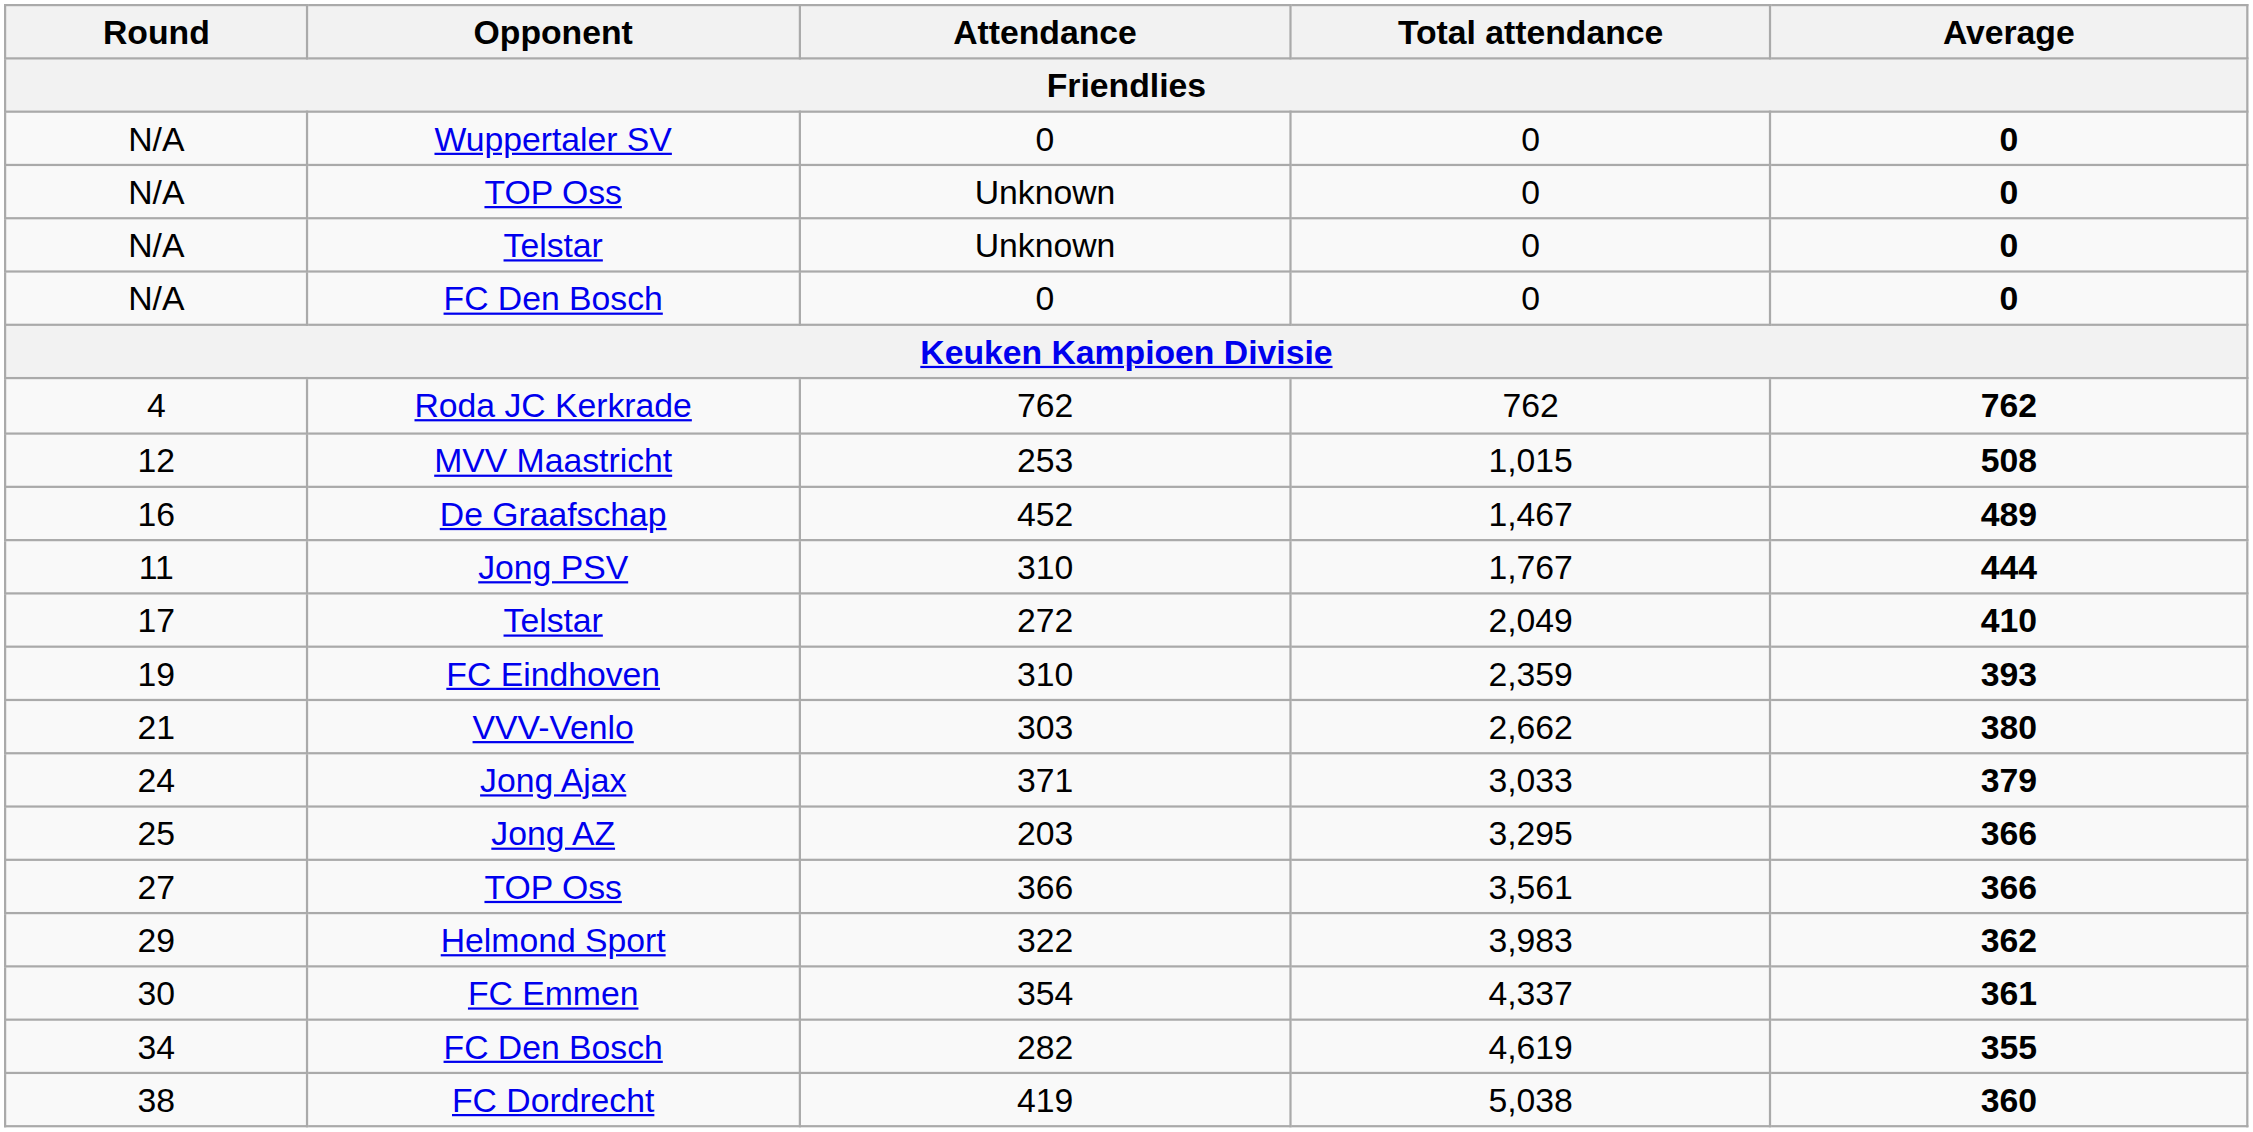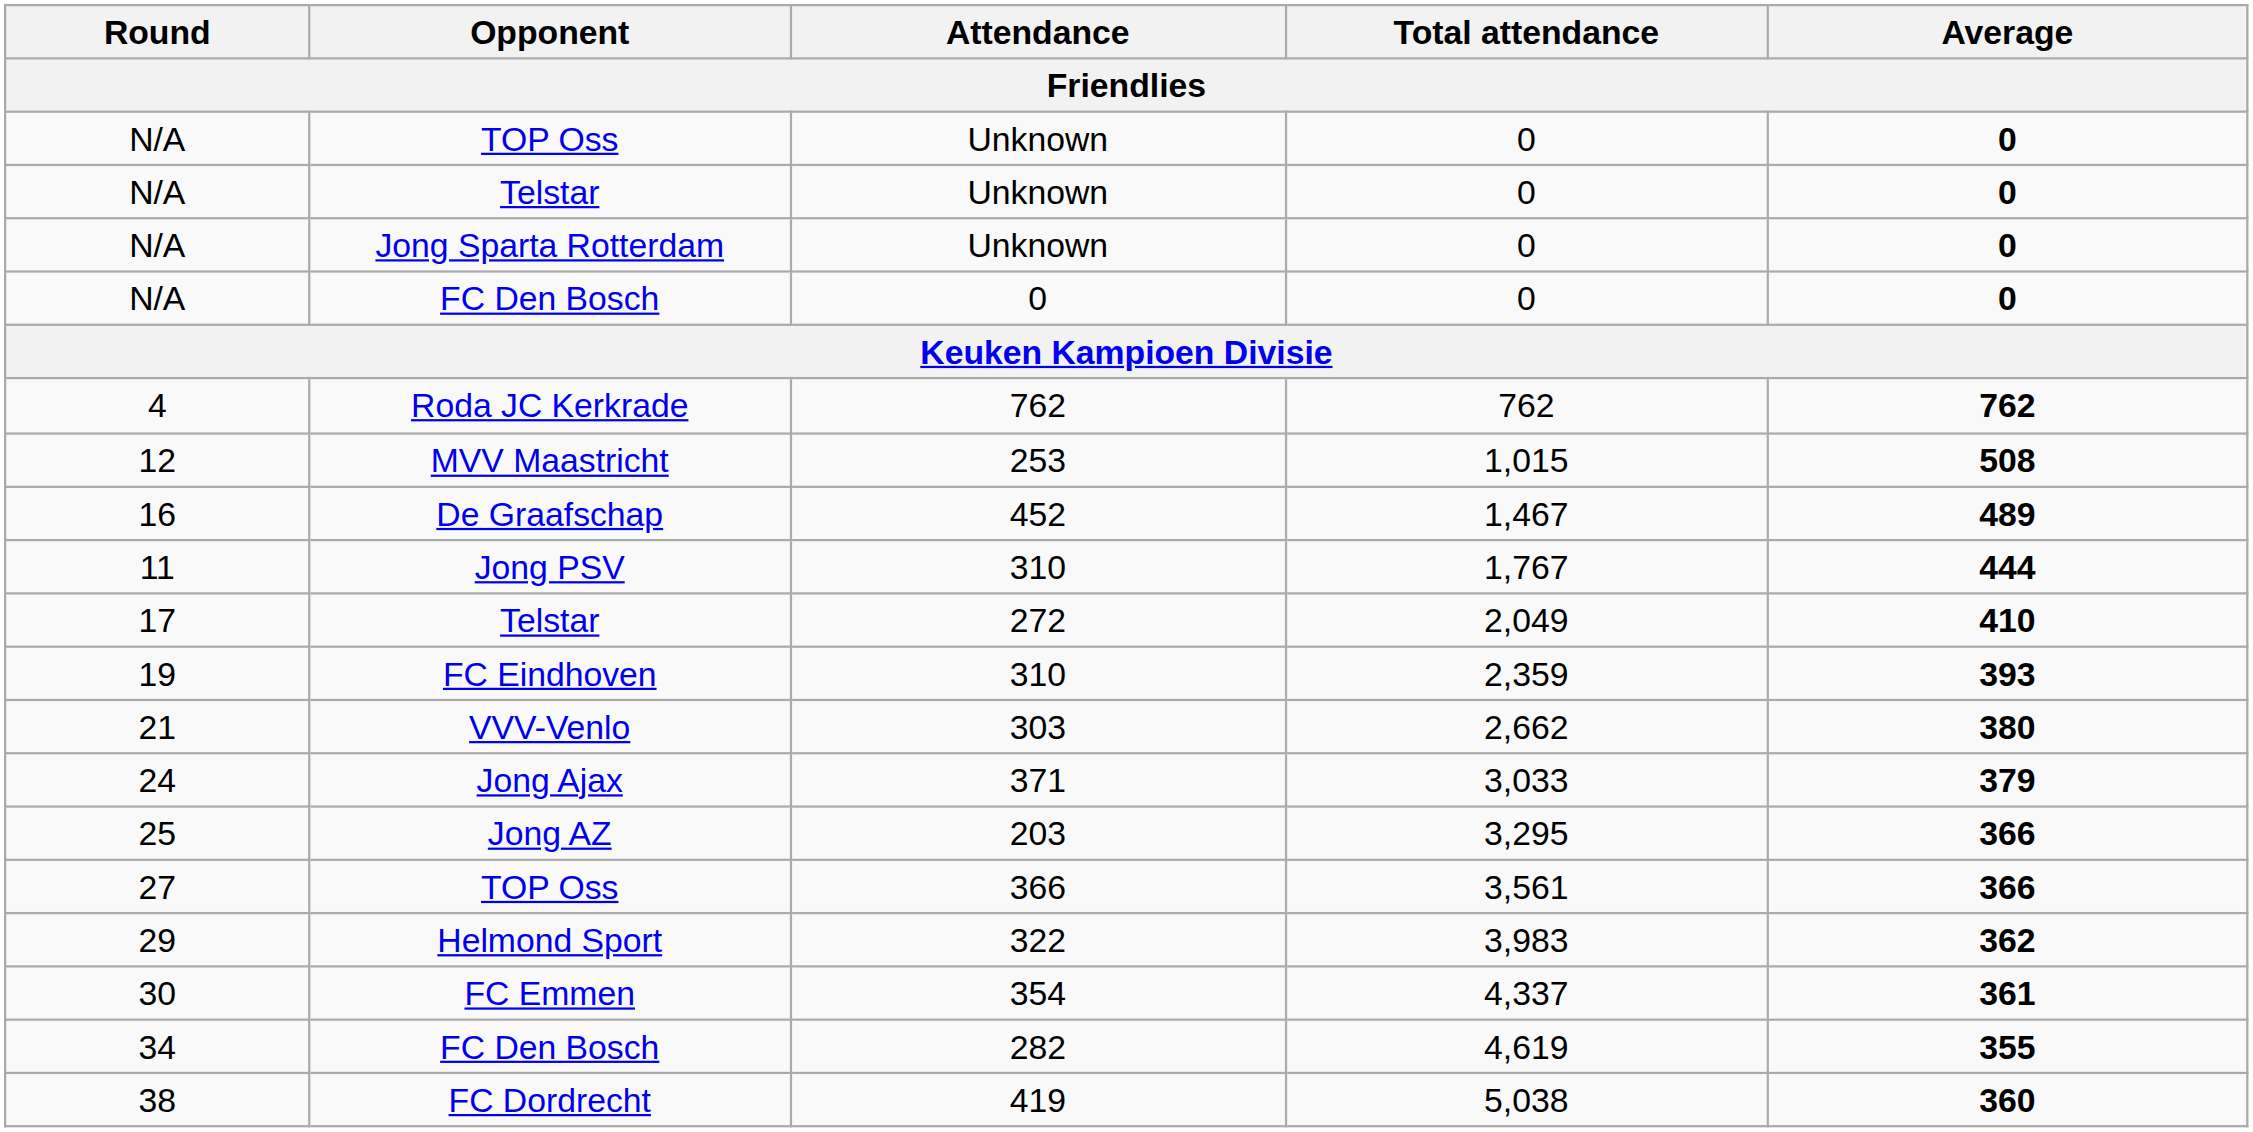- row: (156, 139)
+ row: (157, 246)
